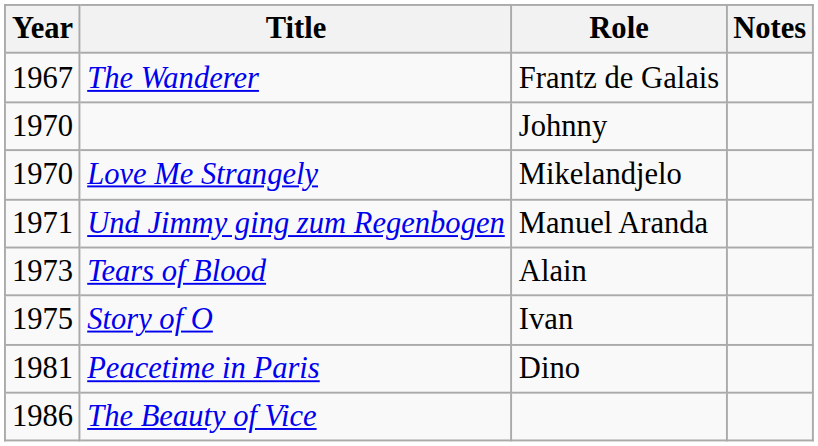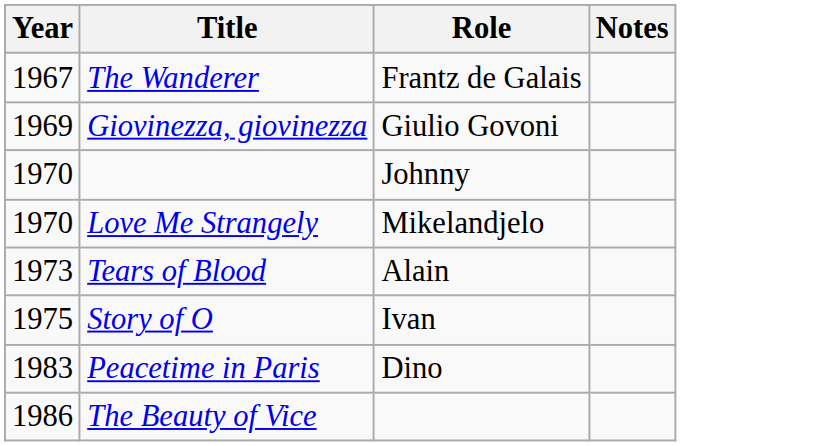+ row: (227, 125)
- row: (296, 222)
(43, 367) 1981 -> (43, 367) 1983
